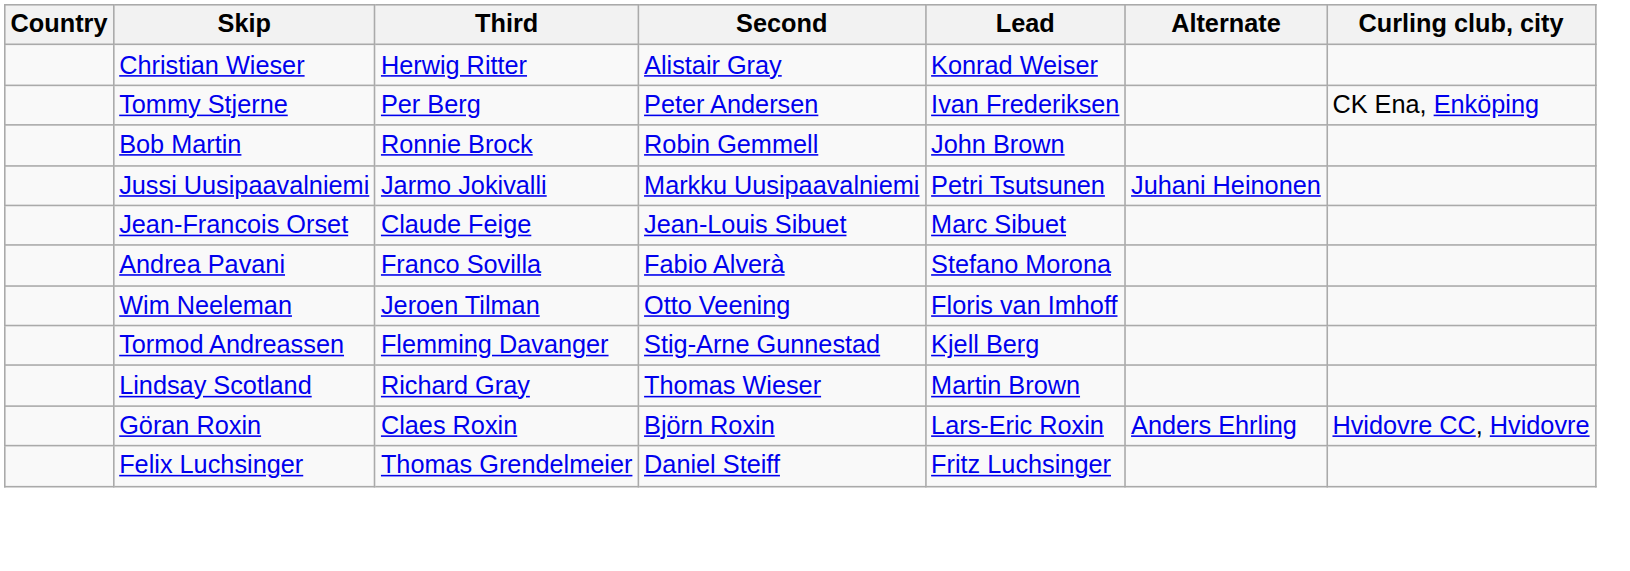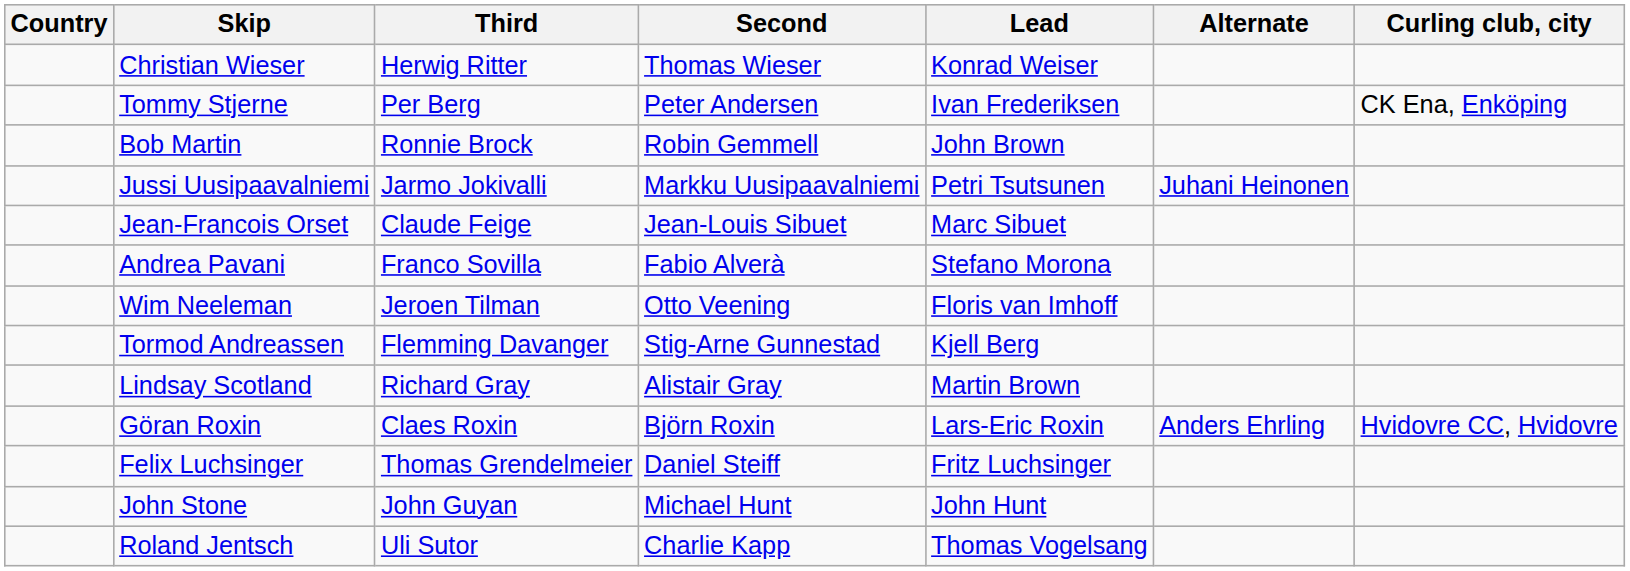(713, 64) Alistair Gray -> (733, 64) Thomas Wieser
(733, 385) Thomas Wieser -> (713, 385) Alistair Gray
+ row: (183, 505)
+ row: (206, 545)
